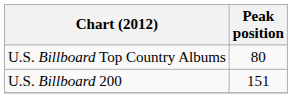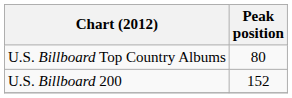(258, 81) 151 -> (258, 81) 152
